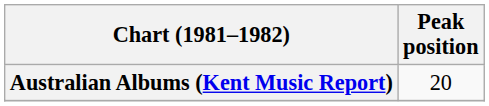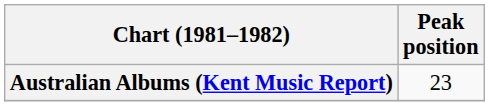(441, 82) 20 -> (441, 82) 23
